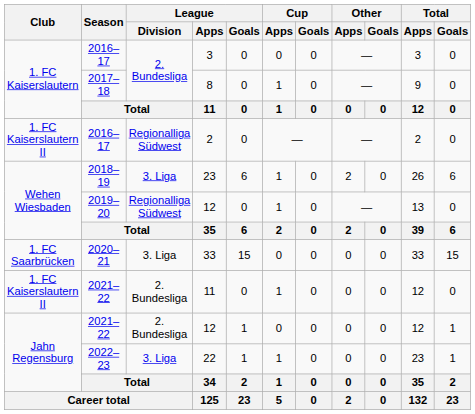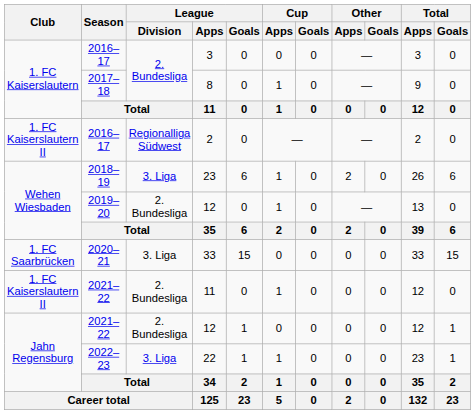(160, 207) Regionalliga Südwest -> (160, 207) 2. Bundesliga
